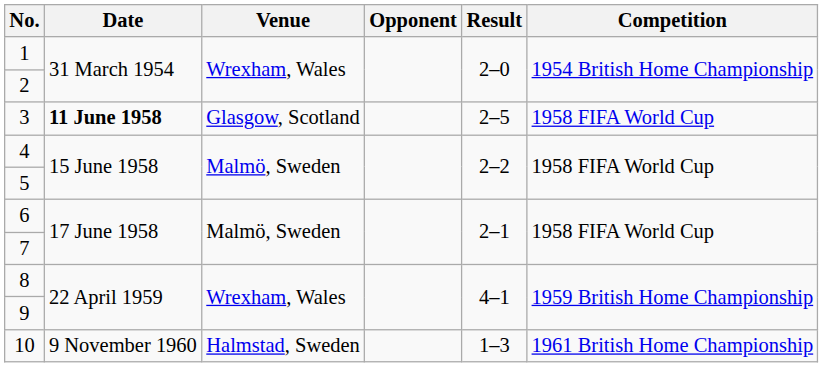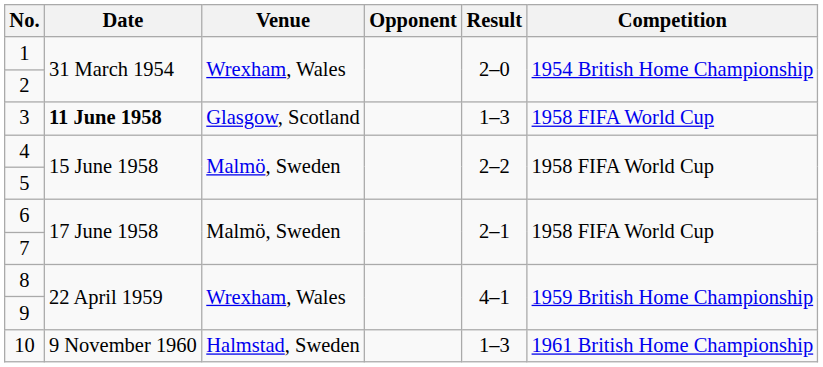(494, 118) 2–5 -> (494, 118) 1–3
